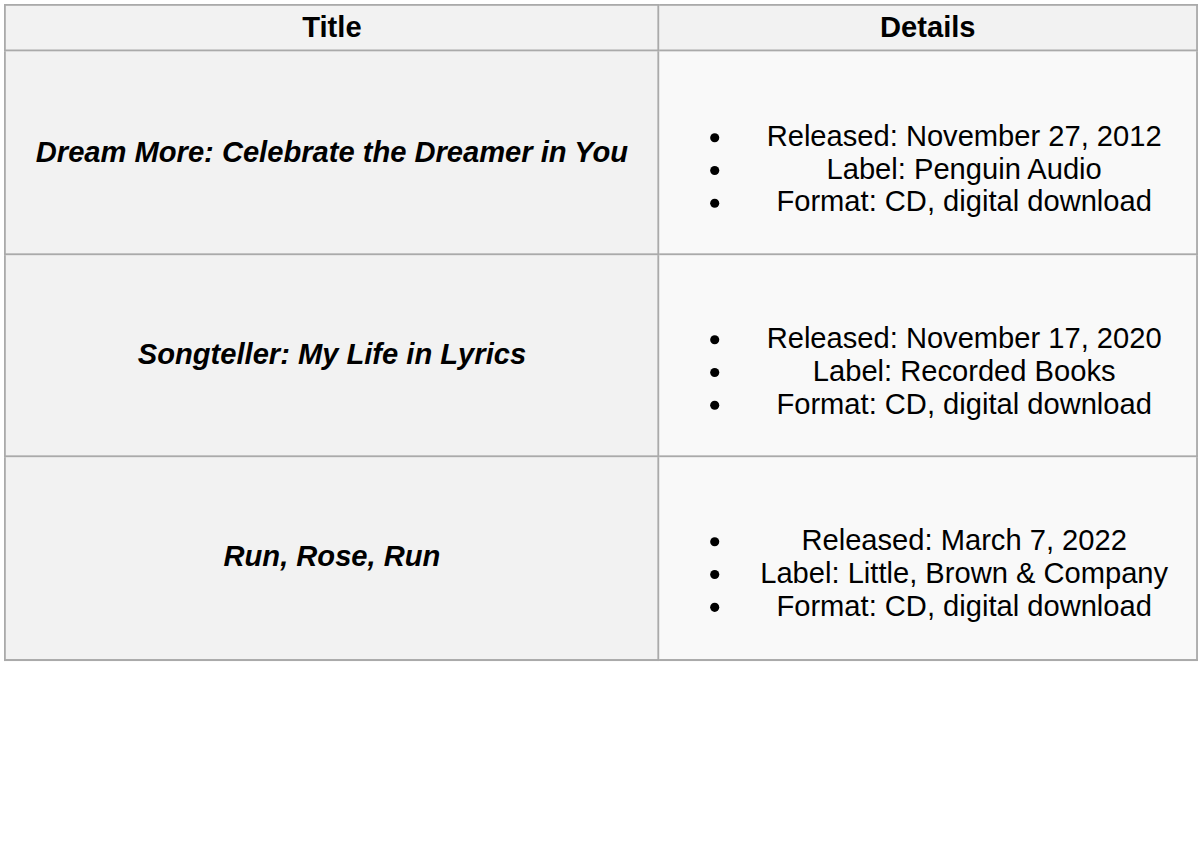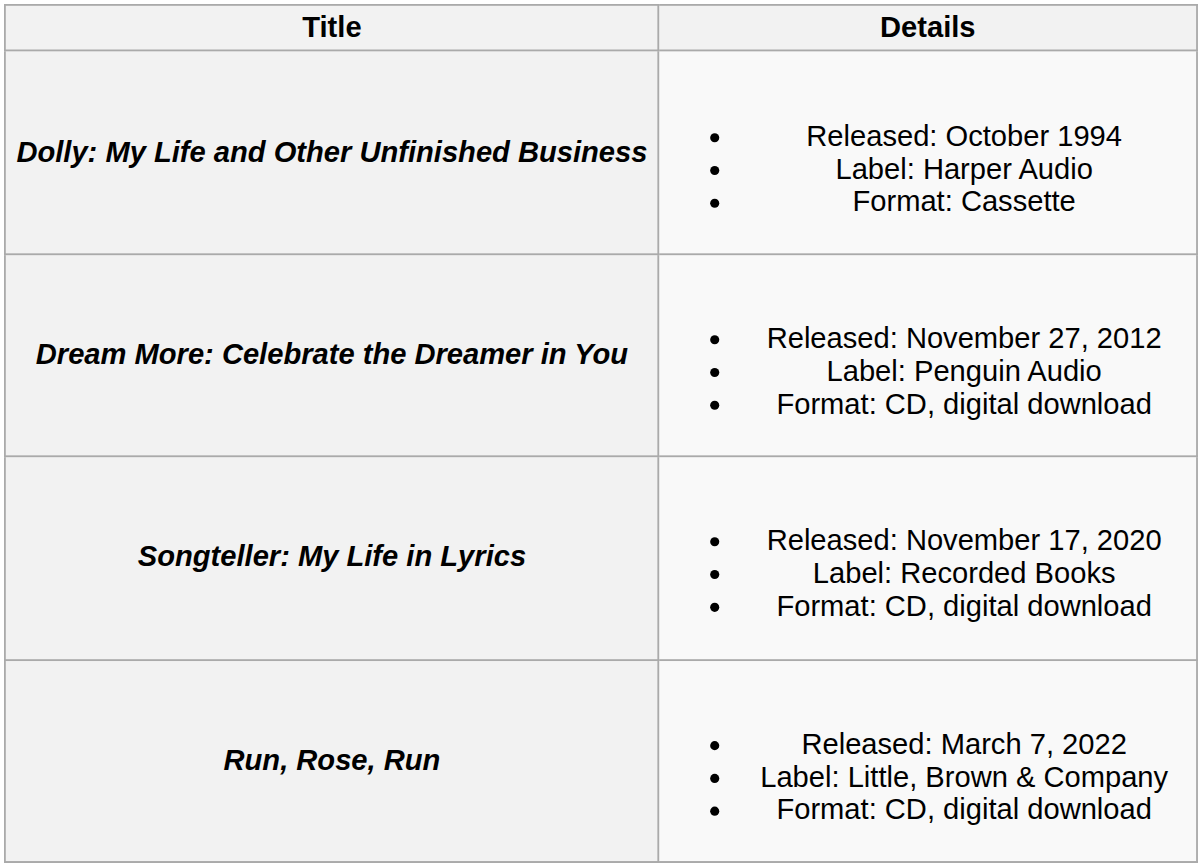+ row: (332, 152)
